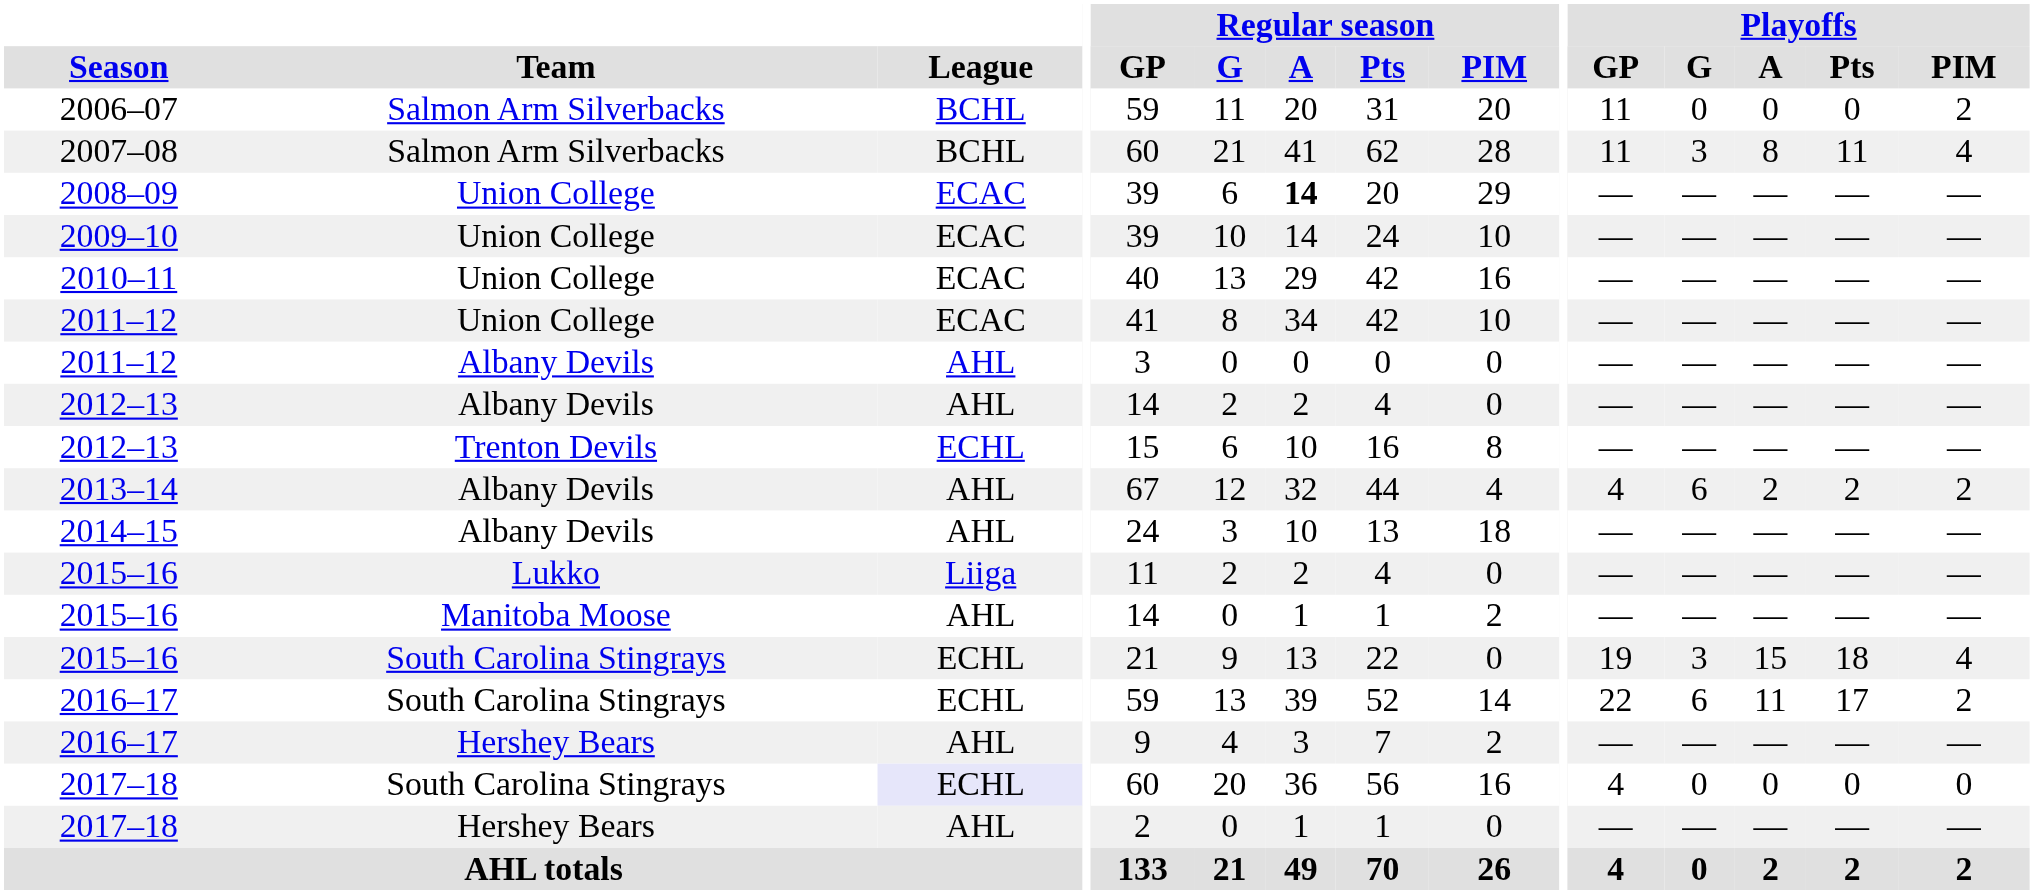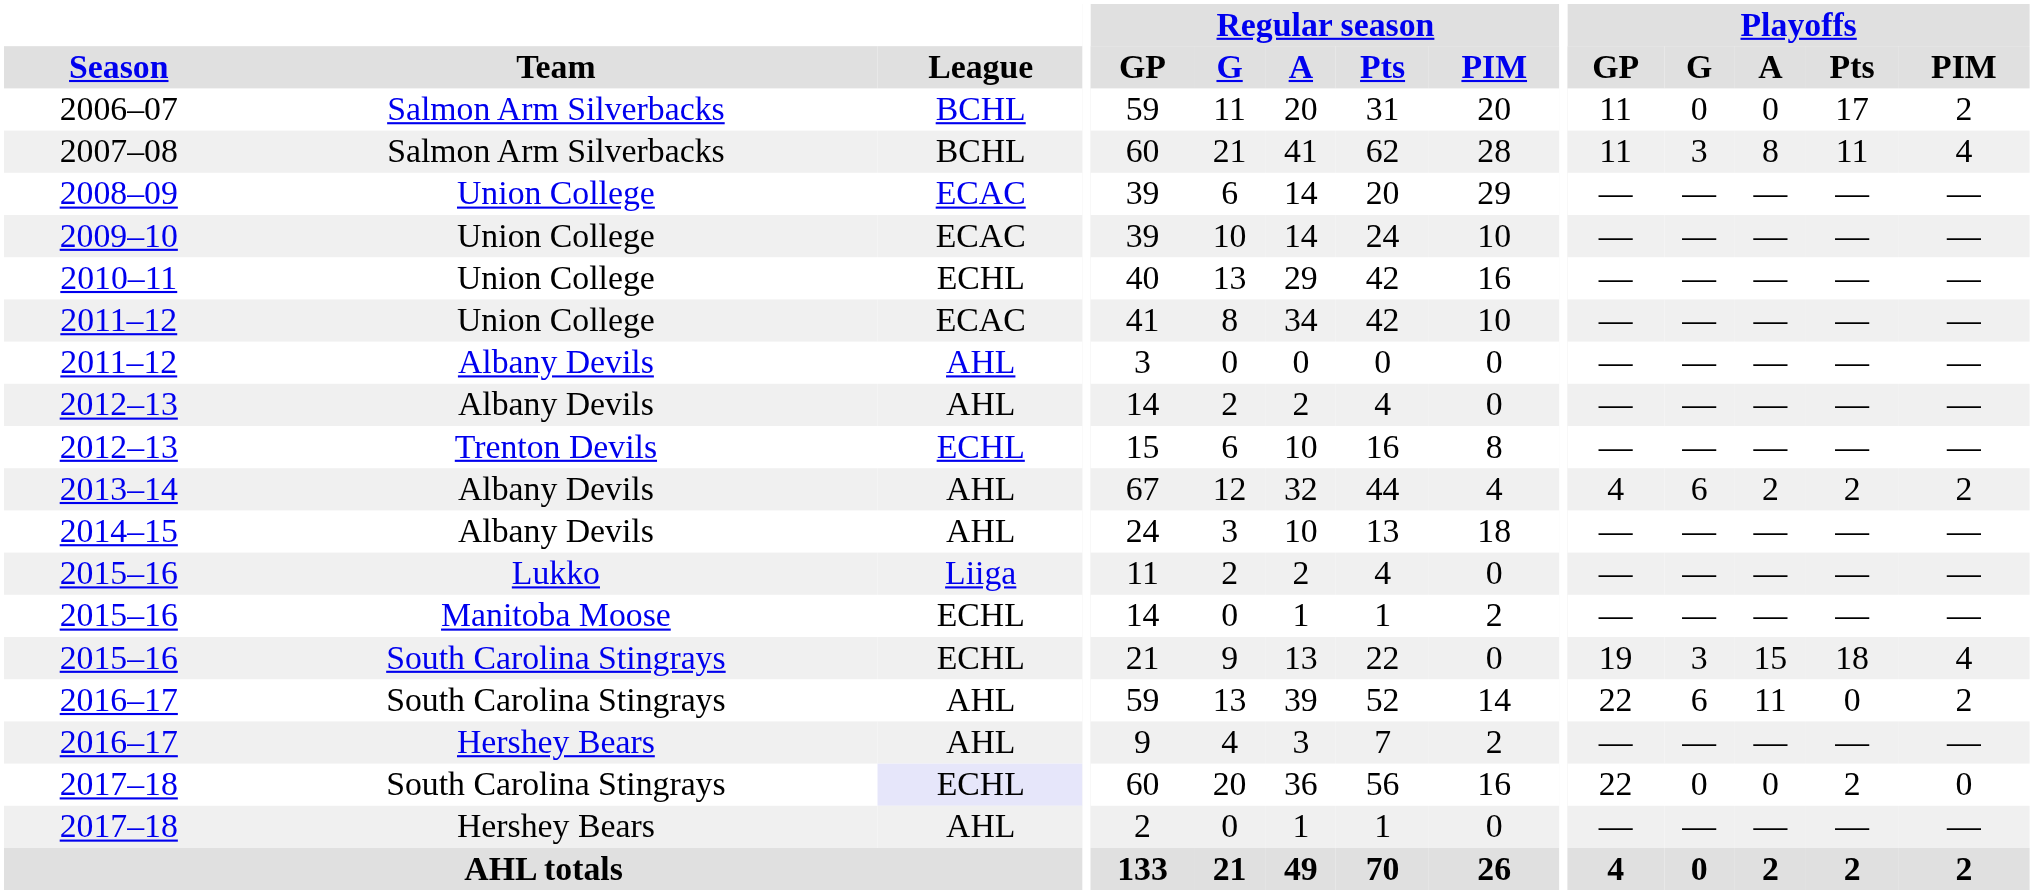(1852, 108) 0 -> (1852, 108) 17
(1301, 193) bold -> (1301, 193) normal
(981, 277) ECAC -> (981, 277) ECHL
(981, 615) AHL -> (981, 615) ECHL
(981, 699) ECHL -> (981, 699) AHL
(1852, 699) 17 -> (1852, 699) 0
(1616, 784) 4 -> (1616, 784) 22
(1852, 784) 0 -> (1852, 784) 2
